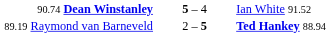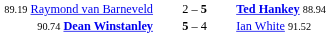rows swapped: (95, 9) <-> (79, 26)
